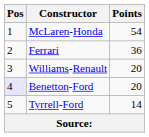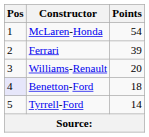(136, 50) 36 -> (136, 50) 39
(136, 87) 20 -> (136, 87) 18
